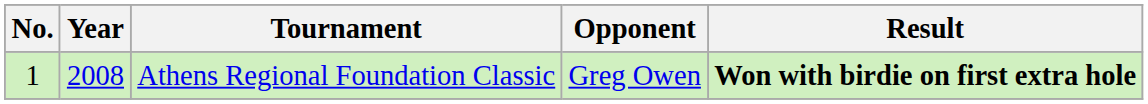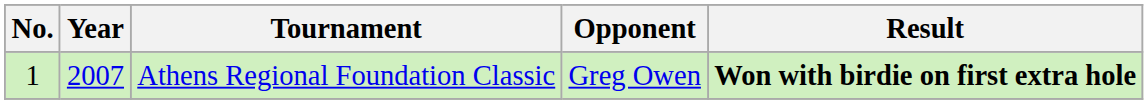(95, 75) 2008 -> (95, 75) 2007
